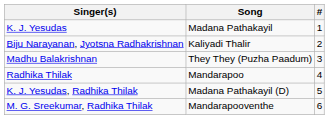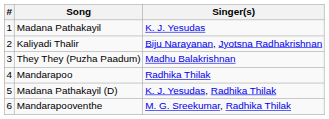columns swapped: (319, 12) <-> (95, 12)
